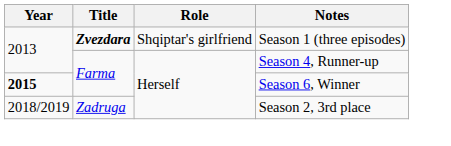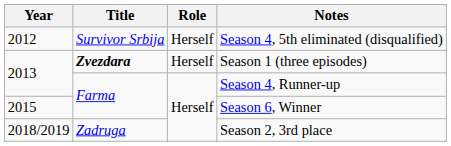+ row: (331, 38)
(195, 38) Shqiptar's girlfriend -> (192, 61) Herself
(22, 84) bold -> (22, 107) normal
